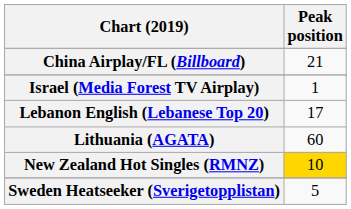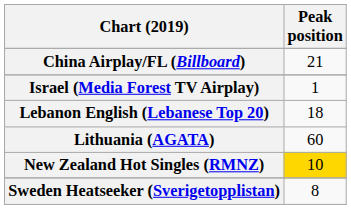(315, 113) 17 -> (315, 113) 18
(315, 191) 5 -> (315, 191) 8
